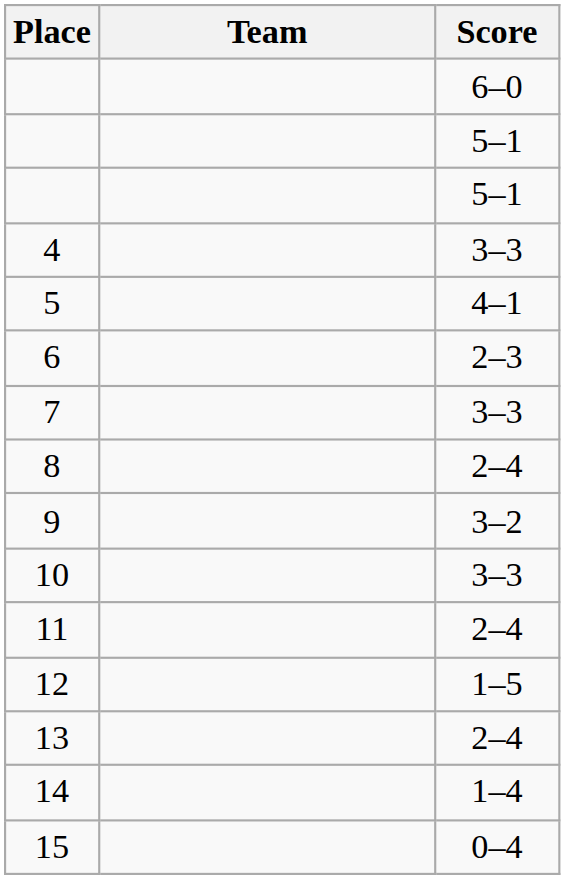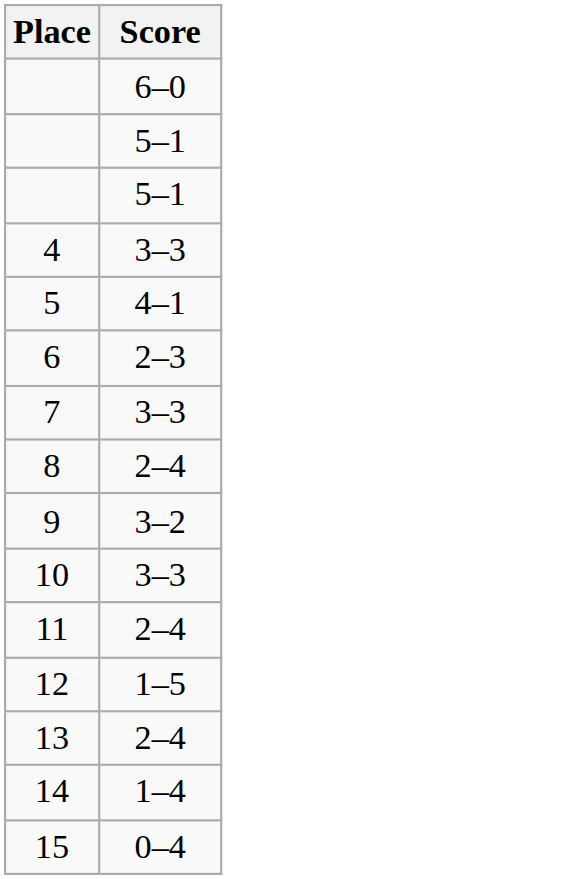- column: (267, 31)
